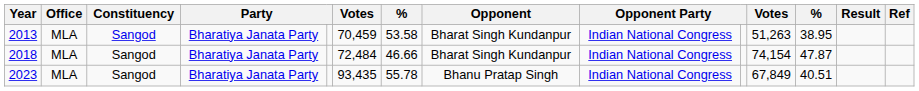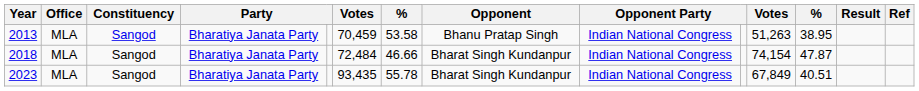(501, 34) Bharat Singh Kundanpur -> (501, 34) Bhanu Pratap Singh
(501, 75) Bhanu Pratap Singh -> (501, 75) Bharat Singh Kundanpur
